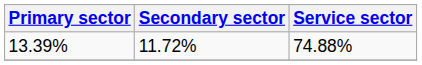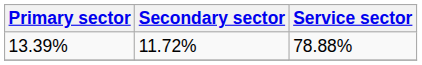(323, 45) 74.88% -> (323, 45) 78.88%
